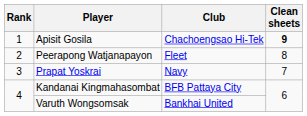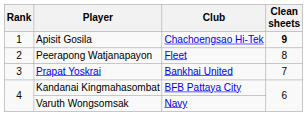(176, 71) Navy -> (199, 71) Bankhai United
(199, 103) Bankhai United -> (176, 103) Navy
